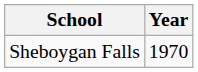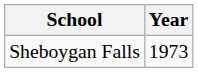(169, 51) 1970 -> (169, 51) 1973
